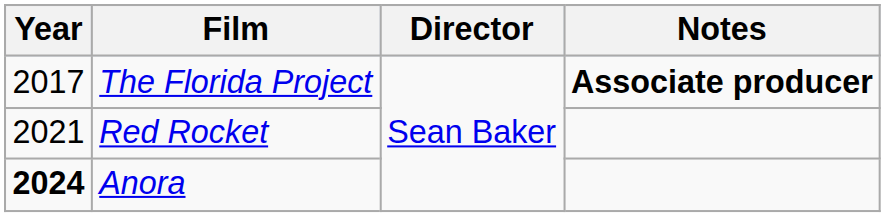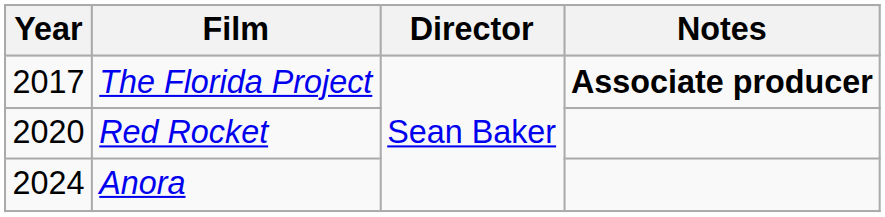(48, 132) 2021 -> (48, 132) 2020
(48, 183) bold -> (48, 183) normal
